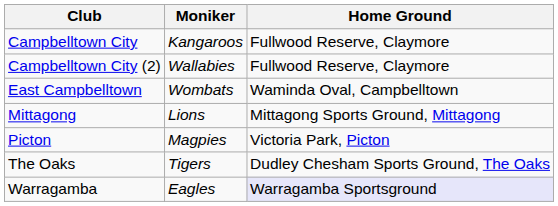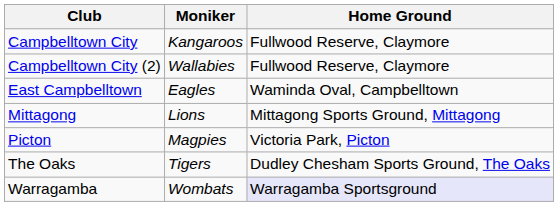(201, 90) Wombats -> (192, 90) Eagles
(192, 189) Eagles -> (201, 189) Wombats
